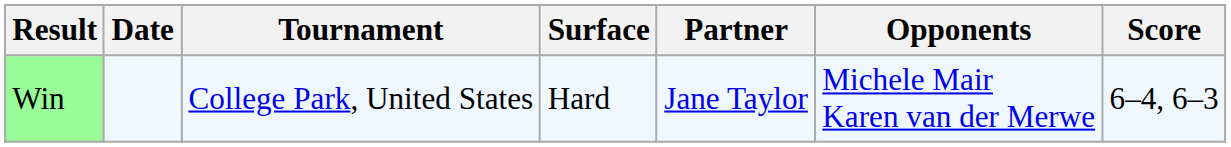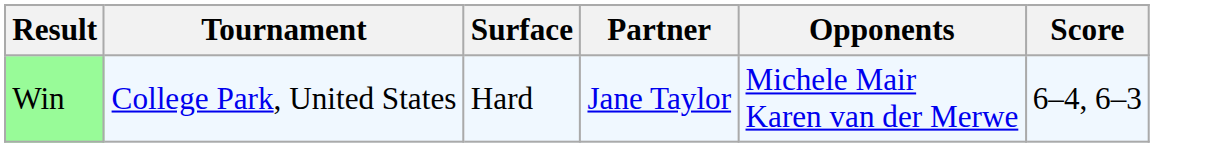- column: (143, 29)
